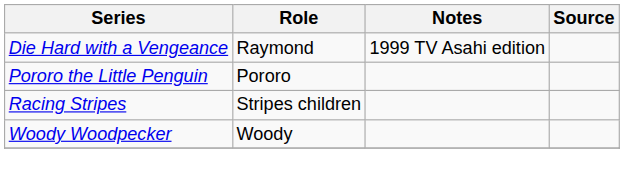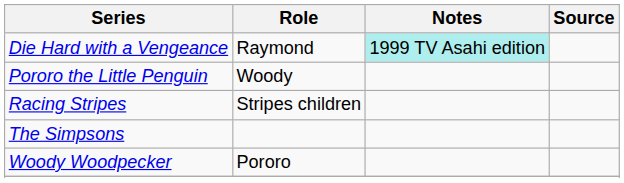(457, 47) no background -> (457, 47) paleturquoise background
(264, 76) Pororo -> (264, 76) Woody
+ row: (67, 133)
(264, 133) Woody -> (264, 162) Pororo
